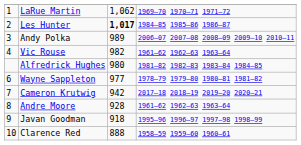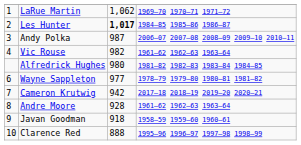(117, 38) 989 -> (117, 38) 987
(200, 120) 1995–96 1996–97 1997–98 1998–99 -> (184, 120) 1958–59 1959–60 1960–61
(184, 133) 1958–59 1959–60 1960–61 -> (200, 133) 1995–96 1996–97 1997–98 1998–99
